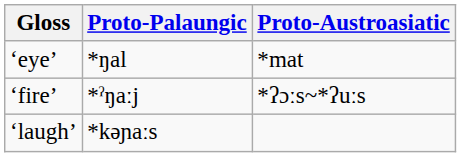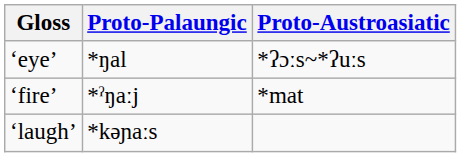(280, 59) *mat -> (312, 59) *ʔɔːs~*ʔuːs
(312, 95) *ʔɔːs~*ʔuːs -> (280, 95) *mat
